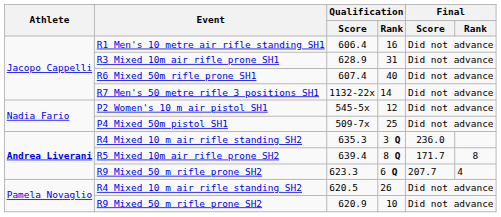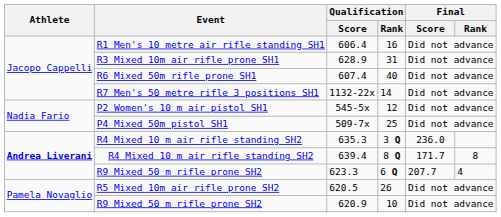(188, 155) R5 Mixed 10m air rifle prone SH2 -> (211, 155) R4 Mixed 10 m air rifle standing SH2
(199, 187) R4 Mixed 10 m air rifle standing SH2 -> (188, 187) R5 Mixed 10m air rifle prone SH2
